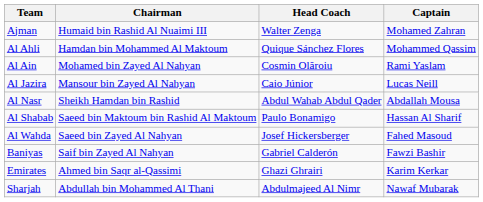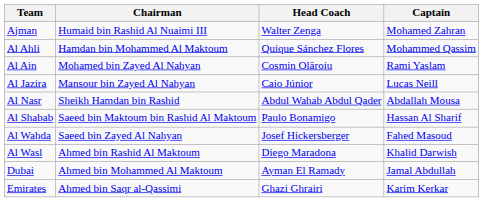+ row: (25, 153)
- row: (25, 153)
+ row: (20, 170)
- row: (24, 188)
